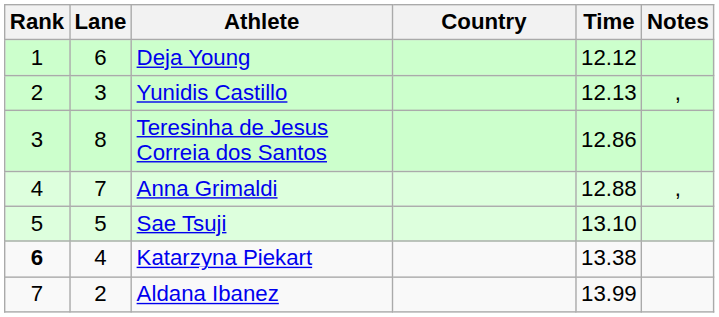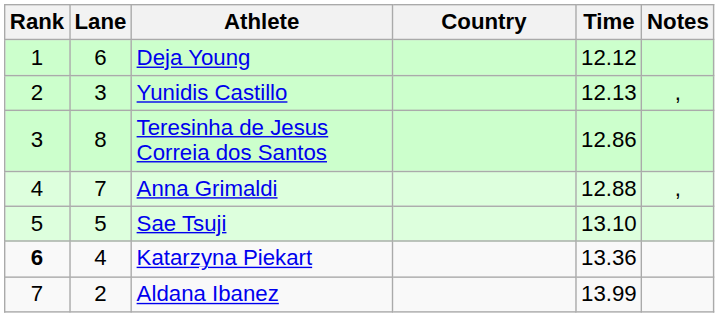(609, 258) 13.38 -> (609, 258) 13.36
